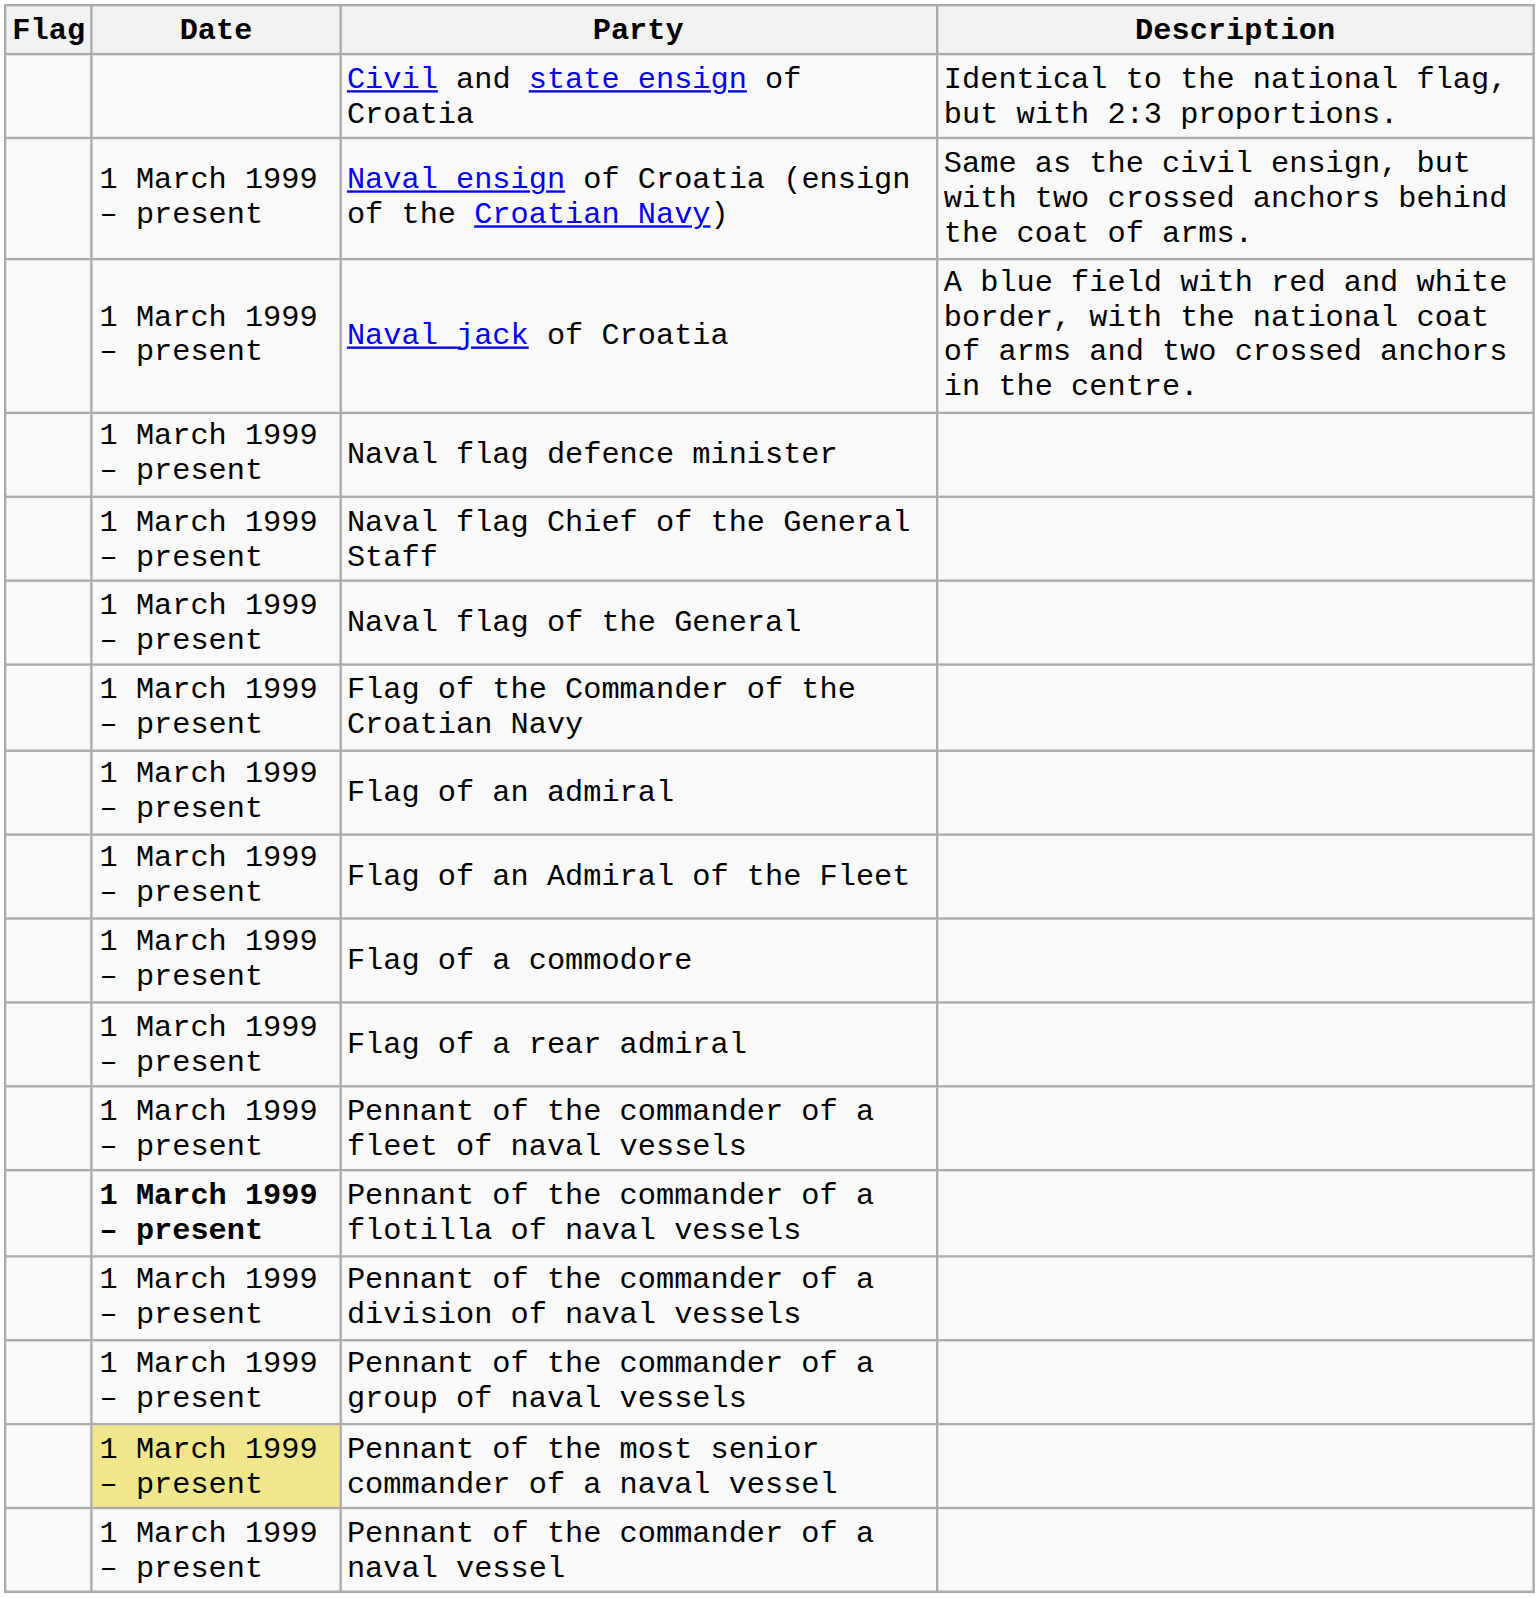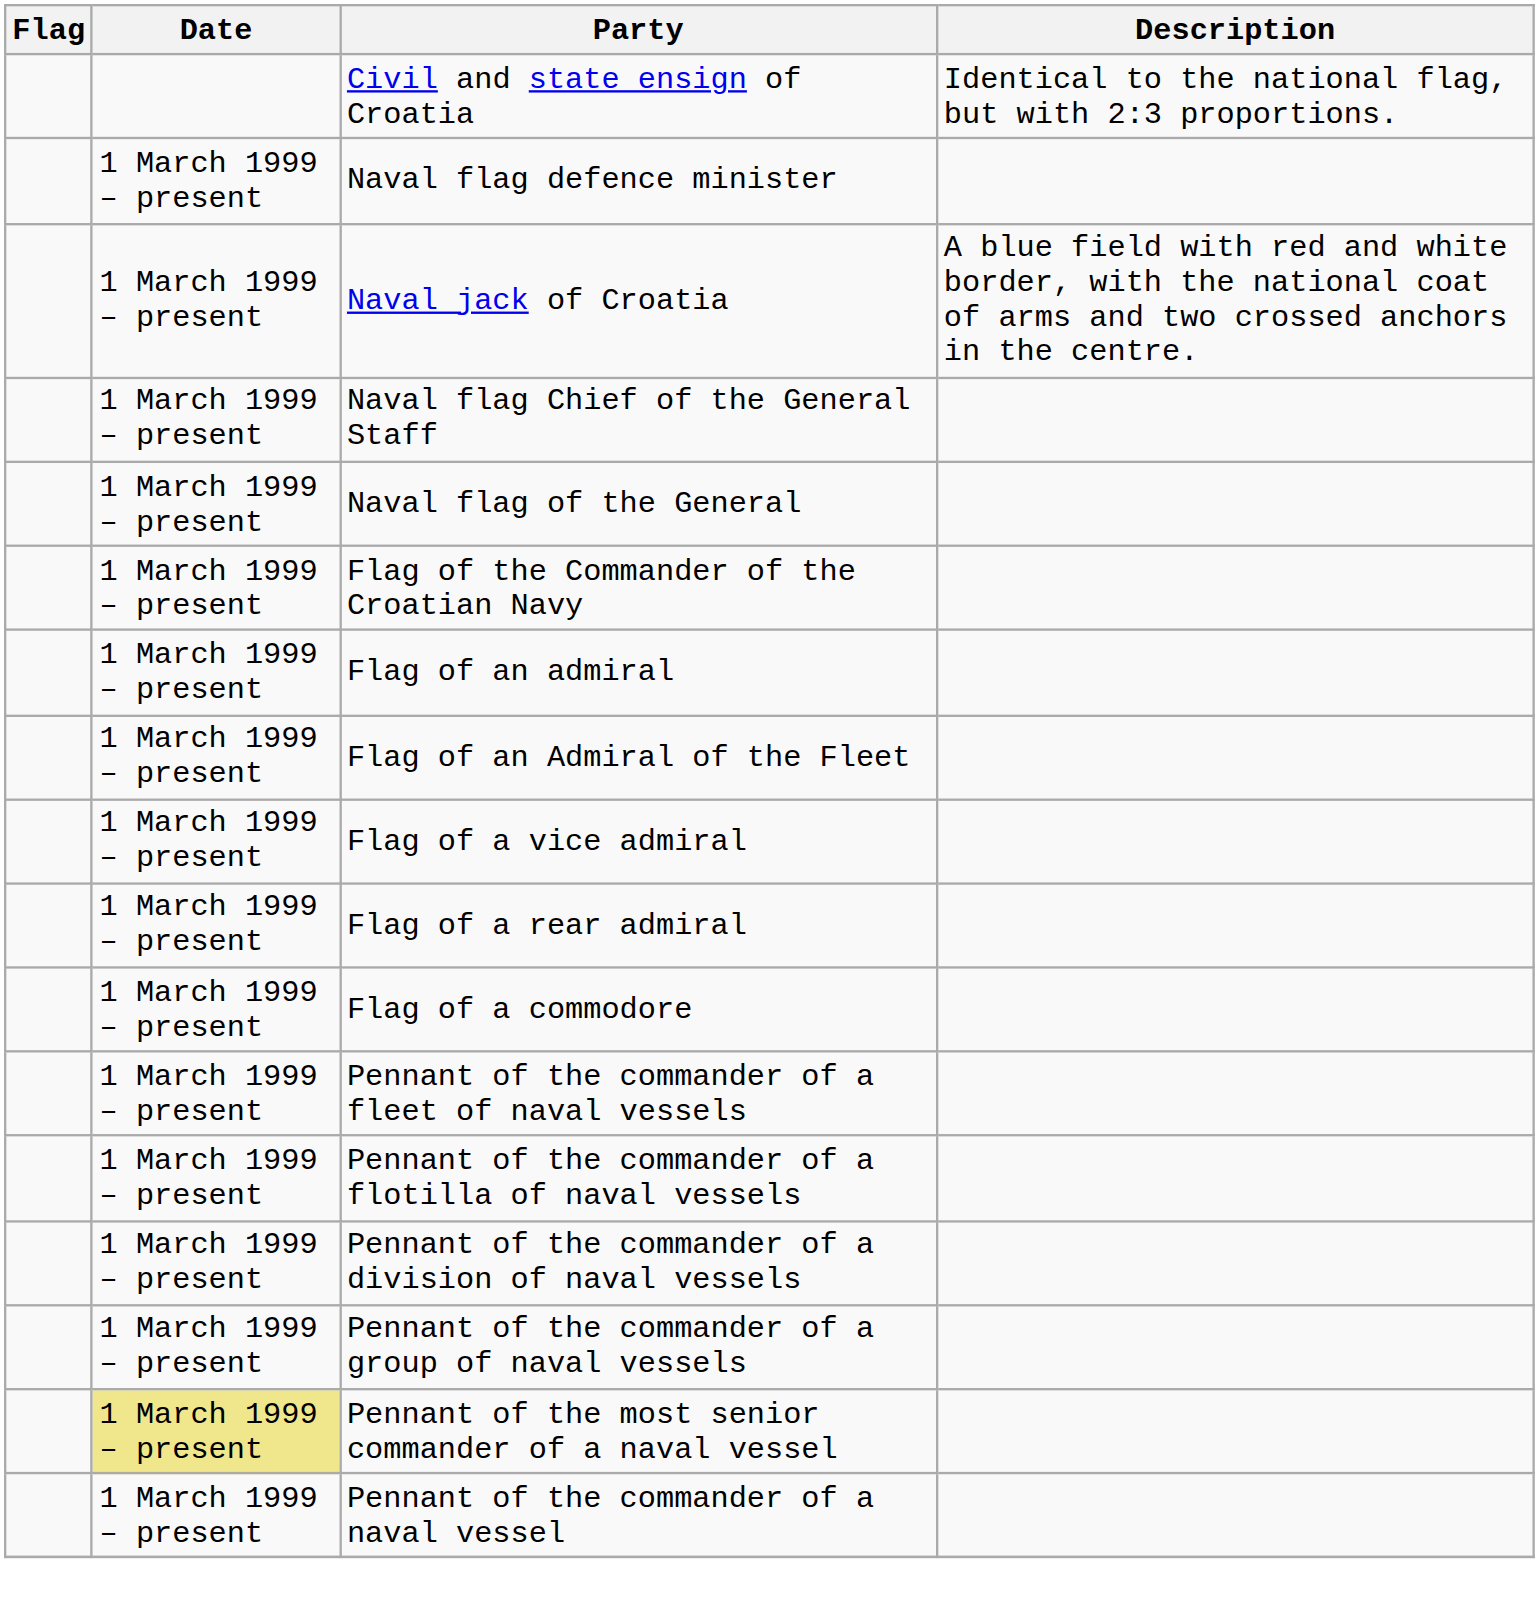- row: (629, 198)
rows swapped: (538, 335) <-> (592, 454)
+ row: (547, 841)
rows swapped: (547, 1045) <-> (520, 960)
(209, 1213) bold -> (209, 1178) normal
